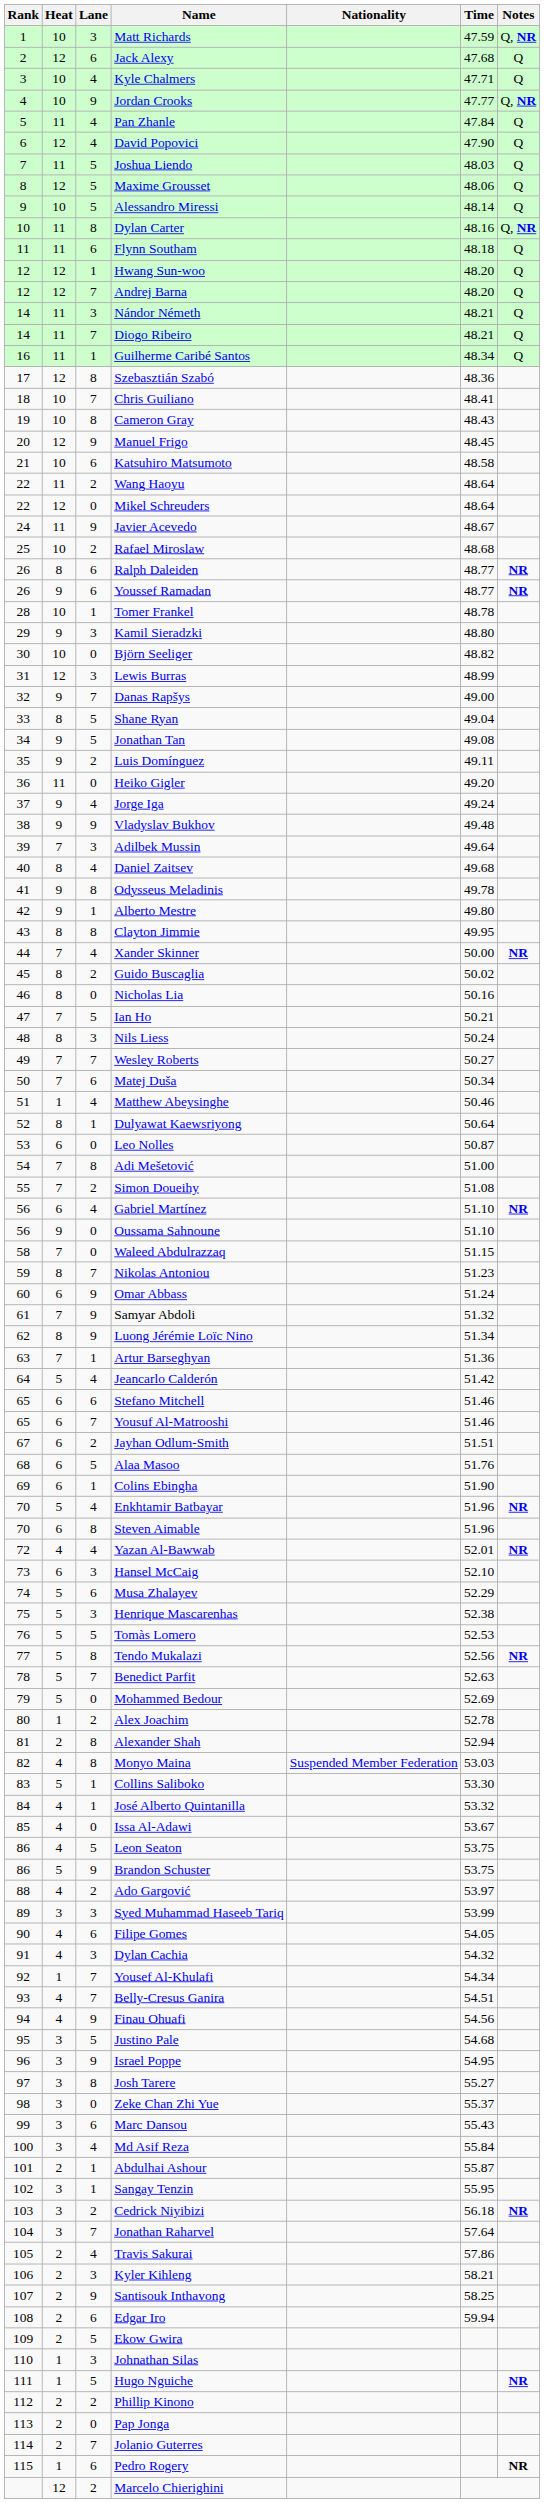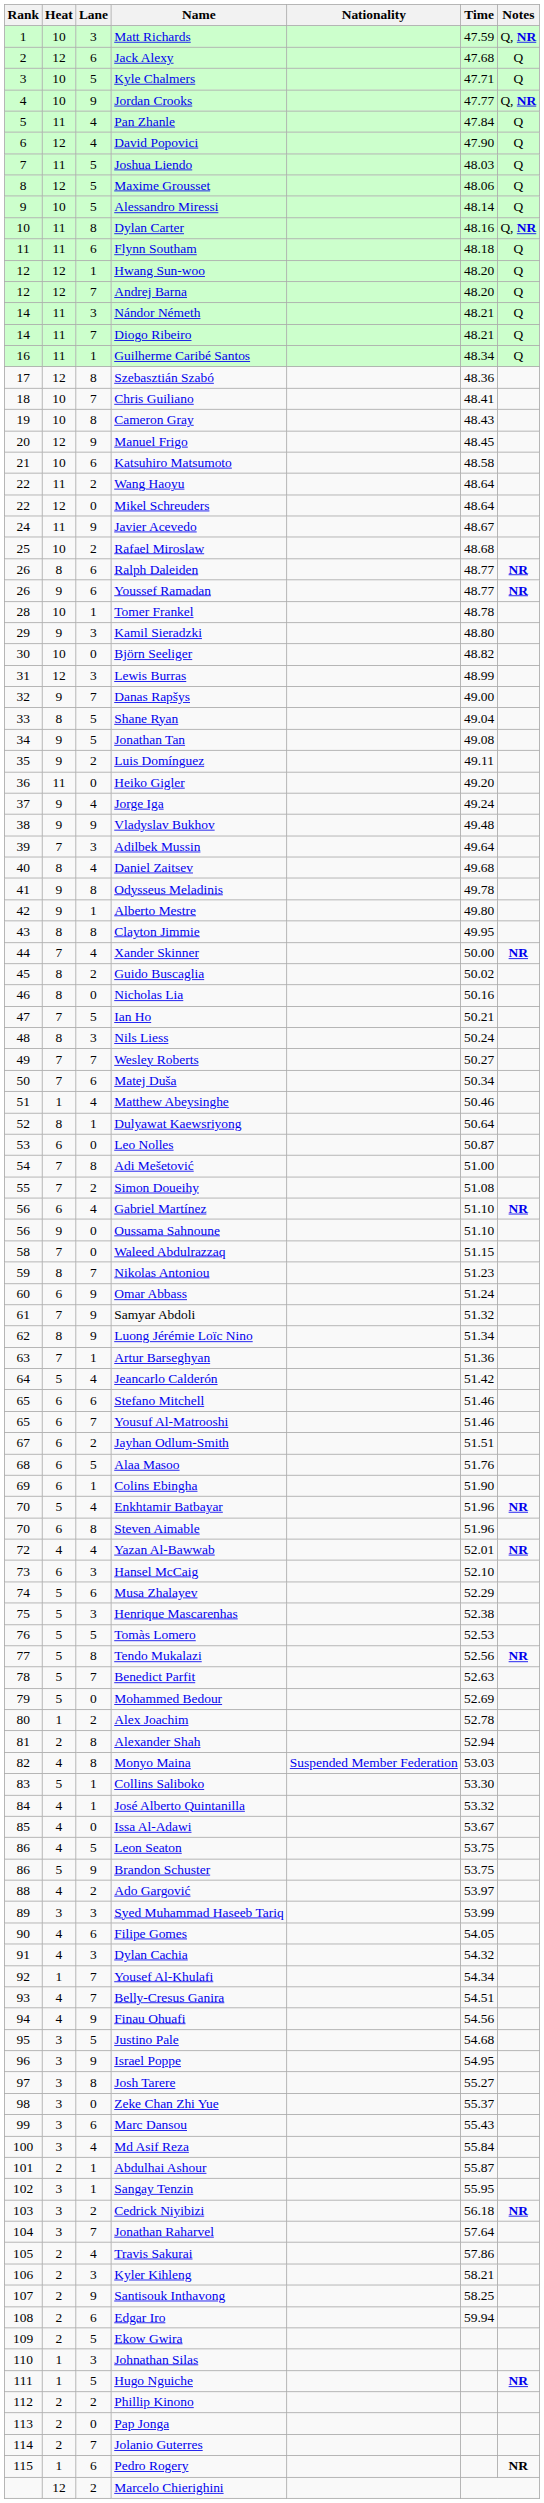(93, 79) 4 -> (93, 79) 5
